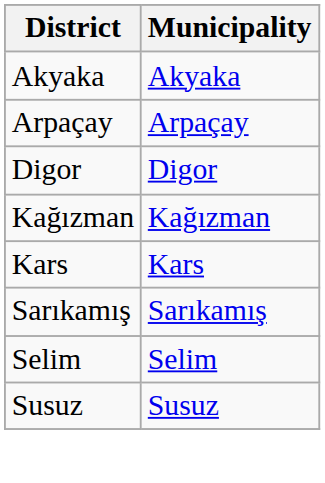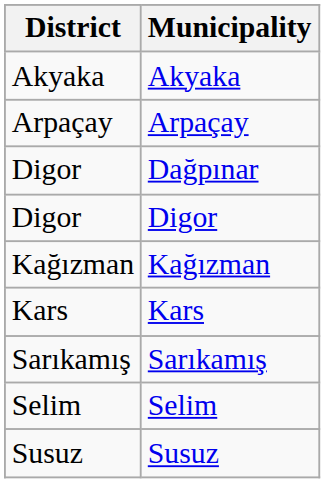+ row: (203, 169)
